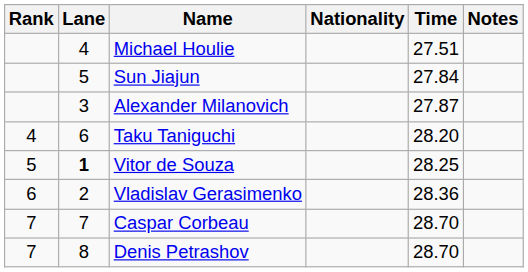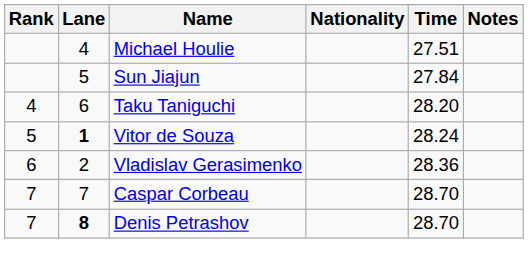- row: (201, 106)
(436, 164) 28.25 -> (436, 135) 28.24
(84, 252) normal -> (84, 223) bold
